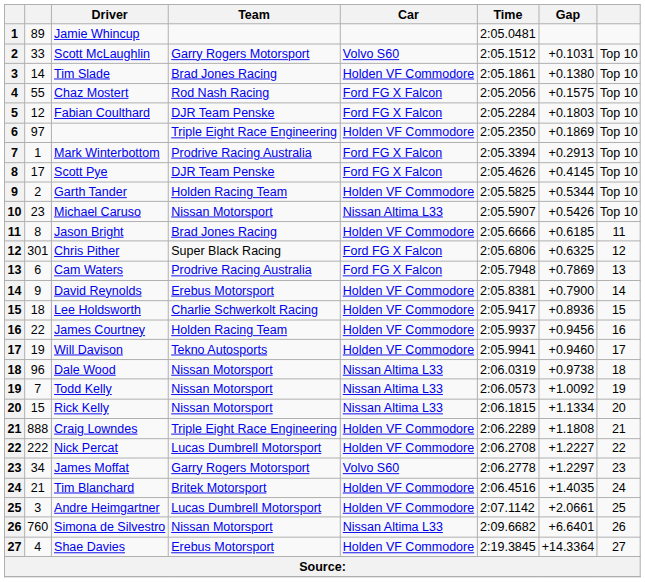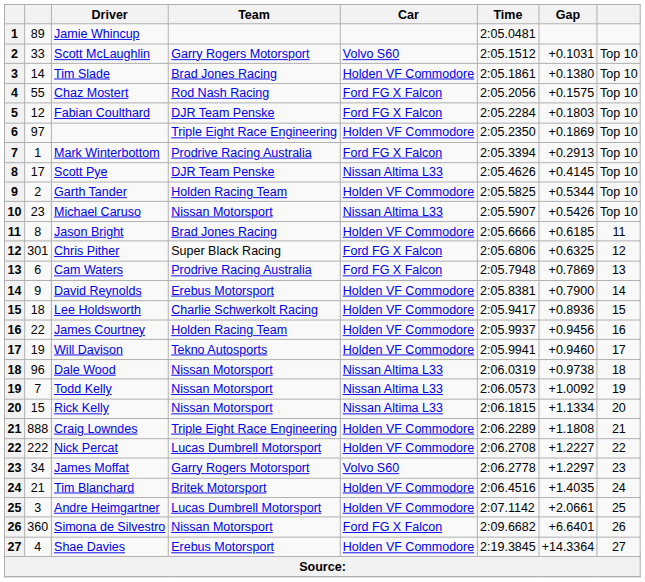(392, 172) Ford FG X Falcon -> (393, 172) Nissan Altima L33
(38, 527) 760 -> (38, 527) 360
(393, 527) Nissan Altima L33 -> (392, 527) Ford FG X Falcon
